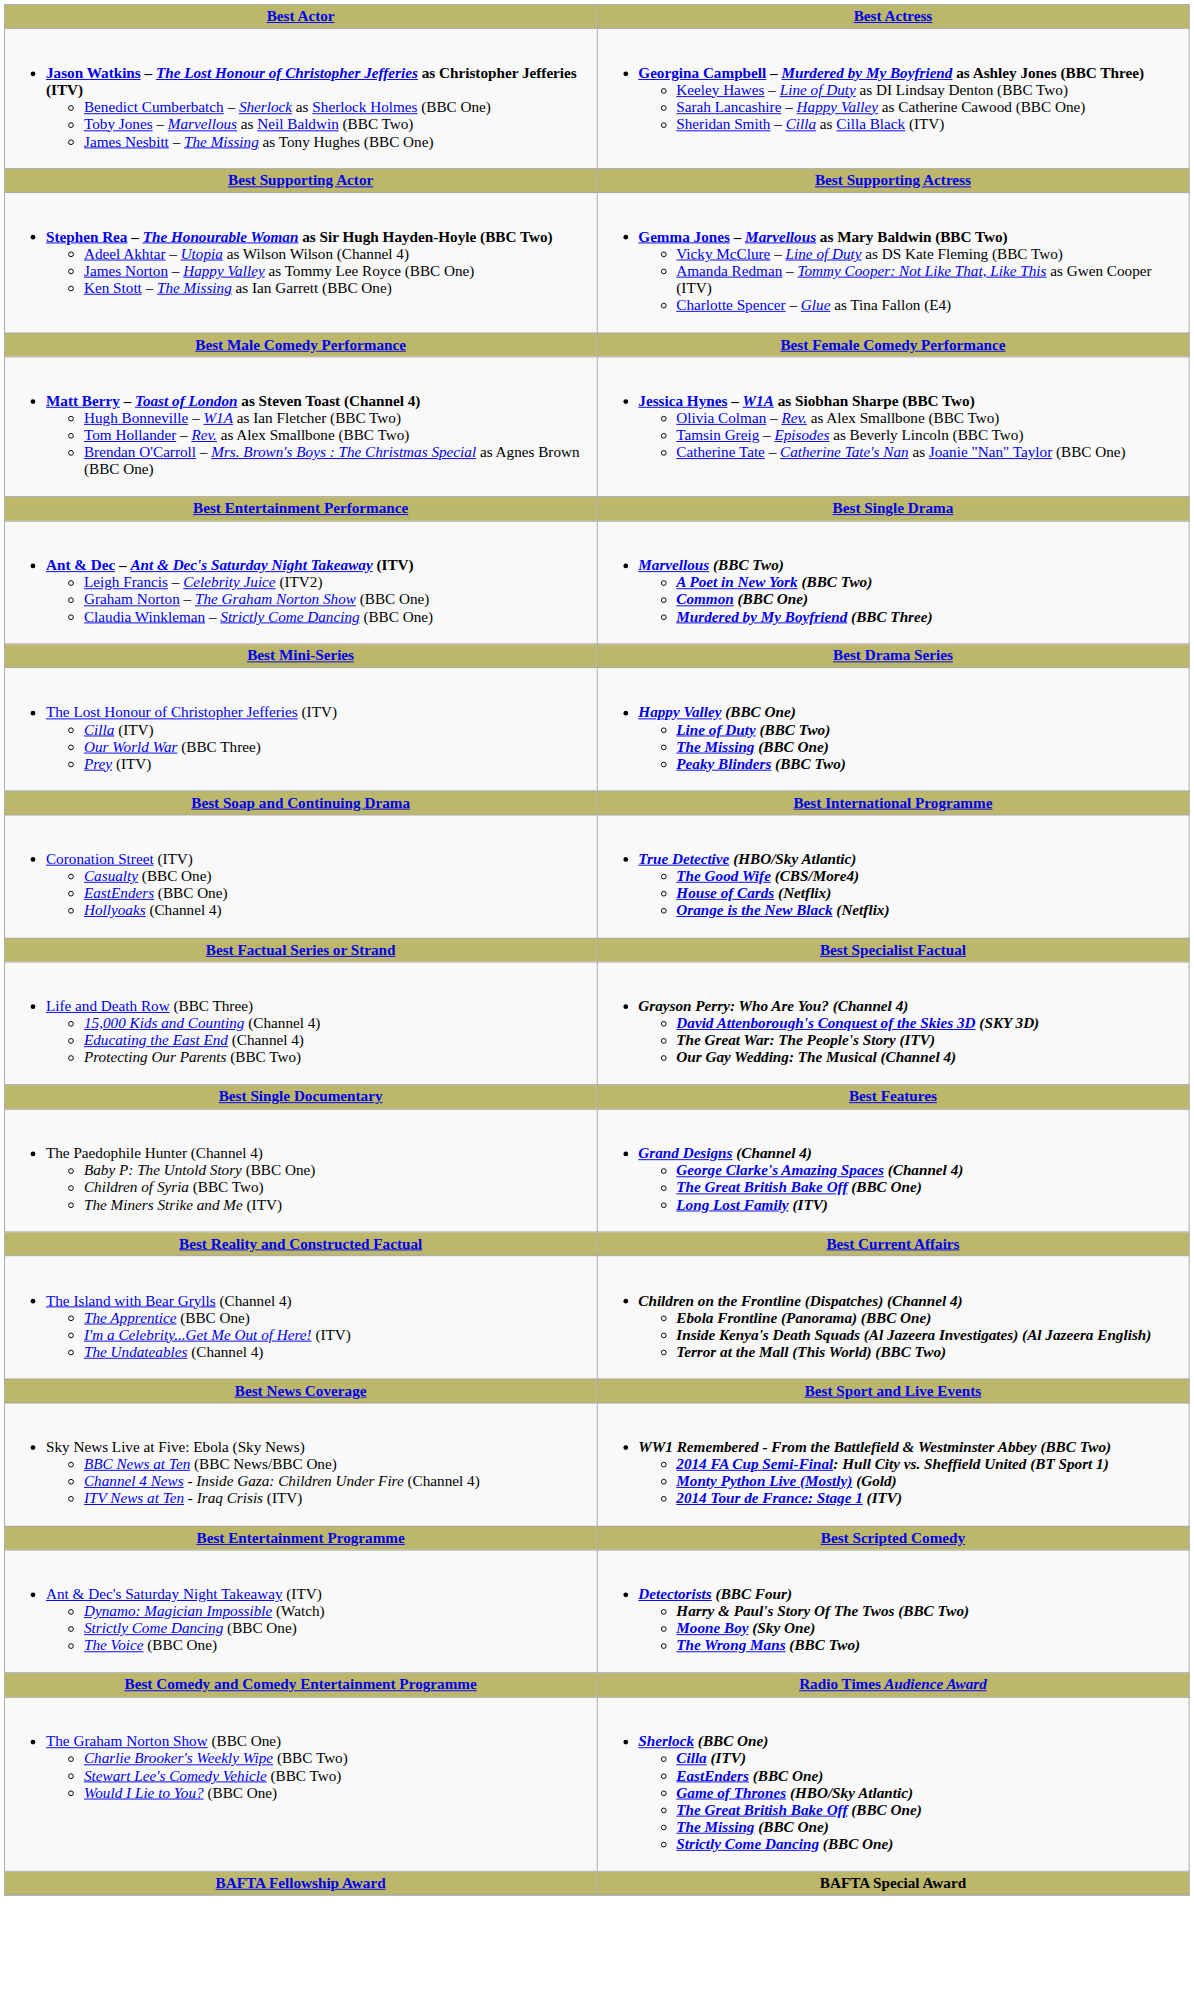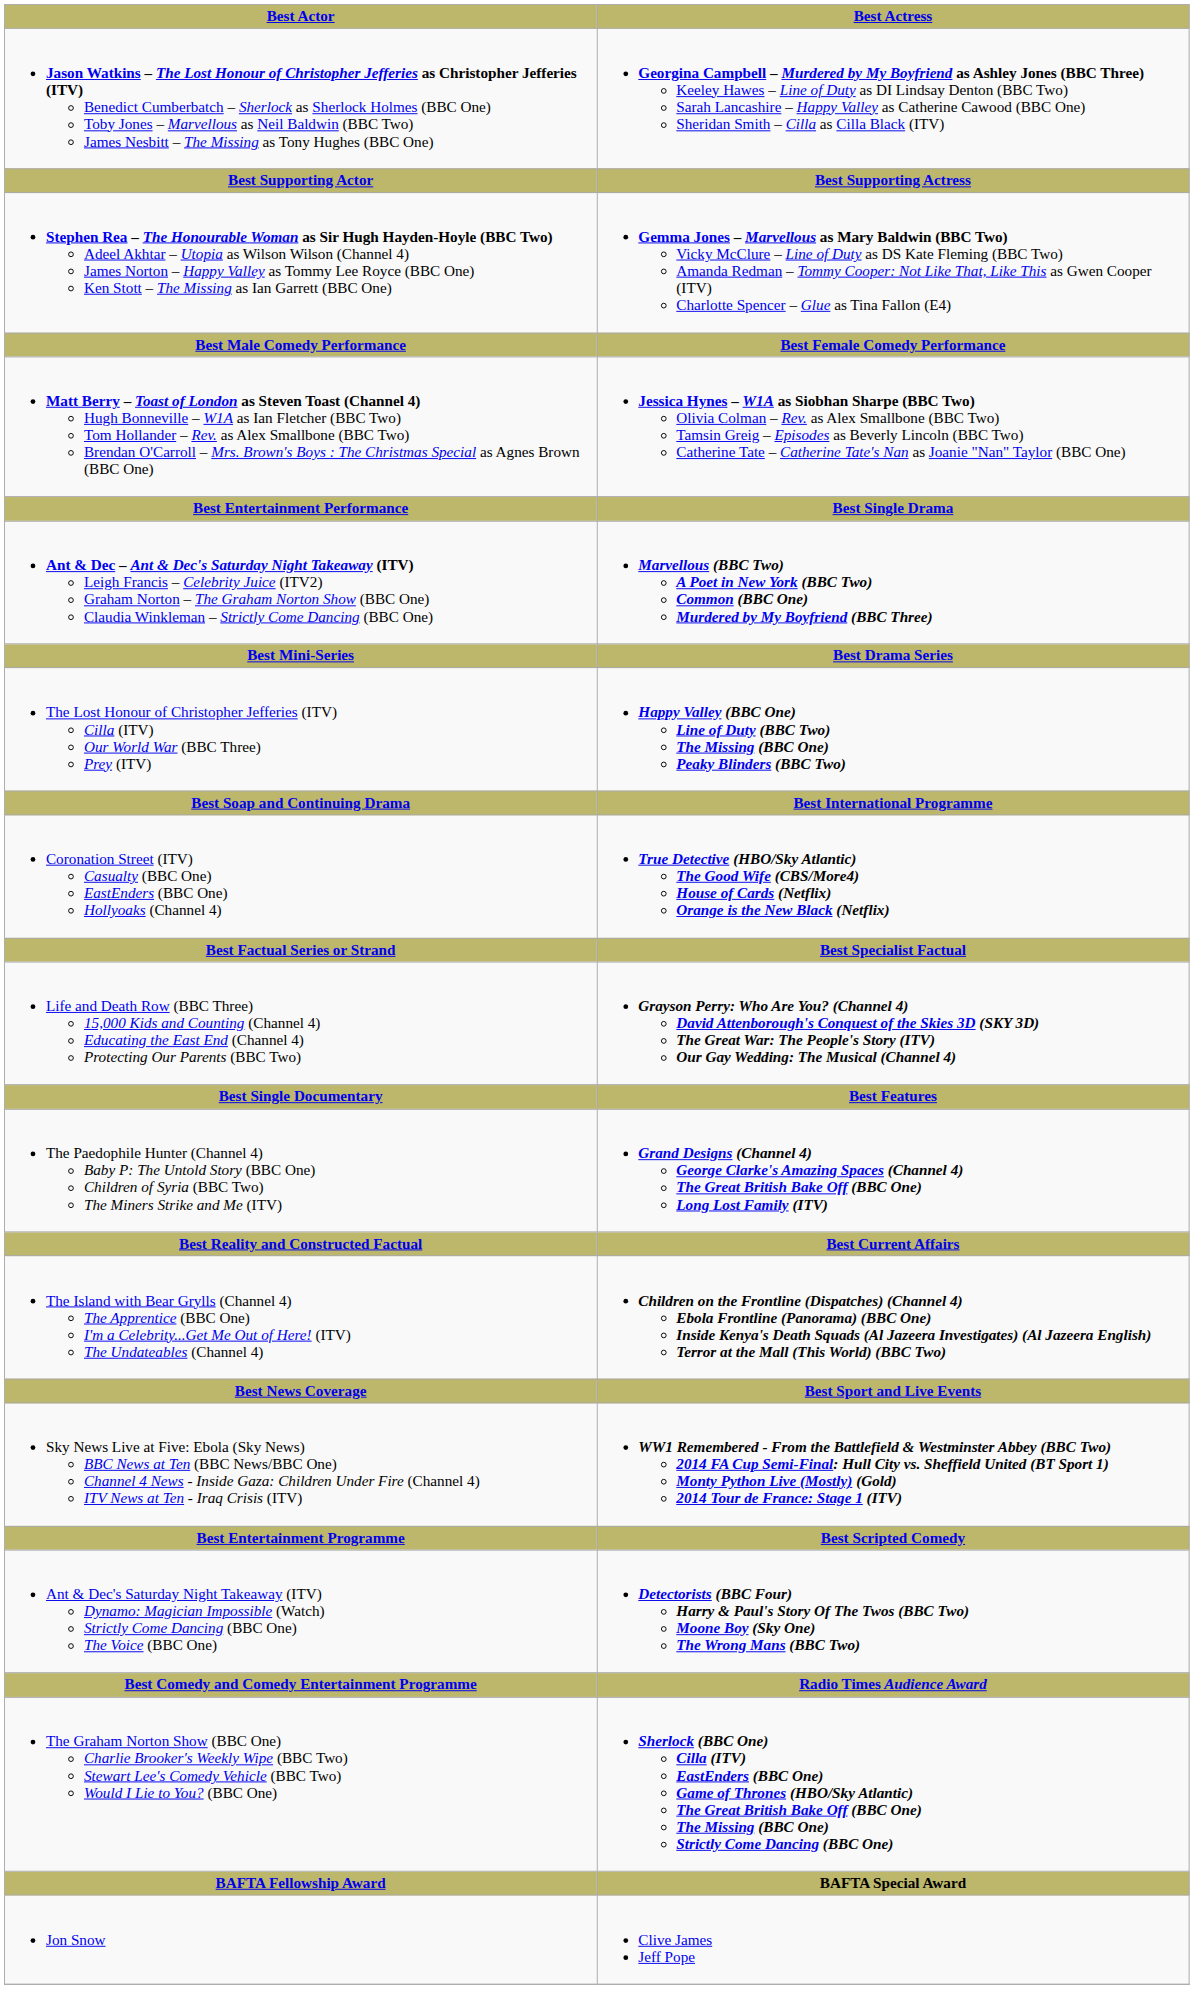+ row: (301, 1940)
